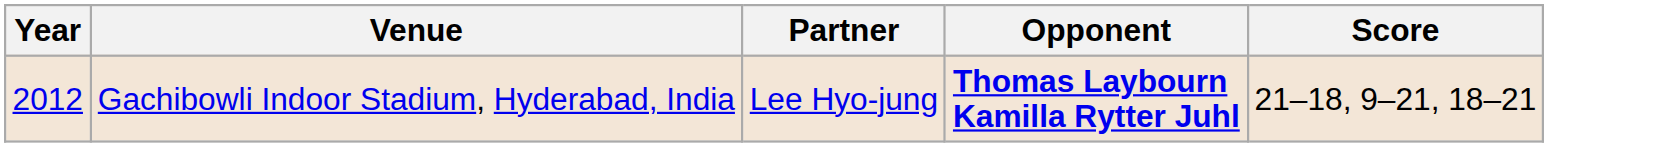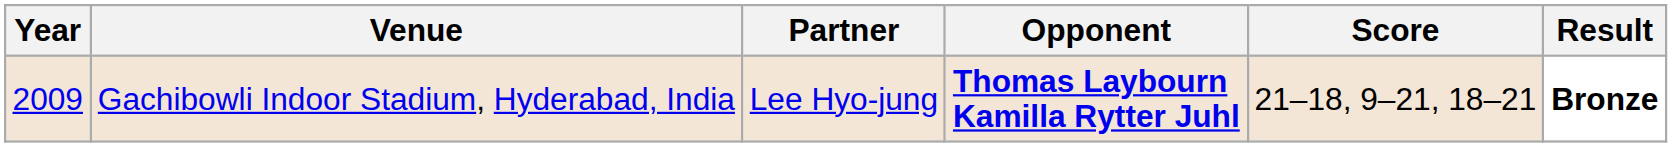+ column: (1605, 31)
(48, 98) 2012 -> (48, 98) 2009
